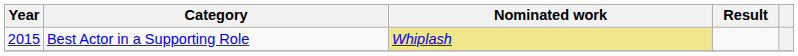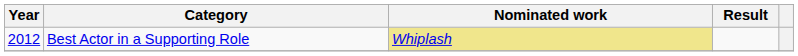(24, 39) 2015 -> (24, 39) 2012
